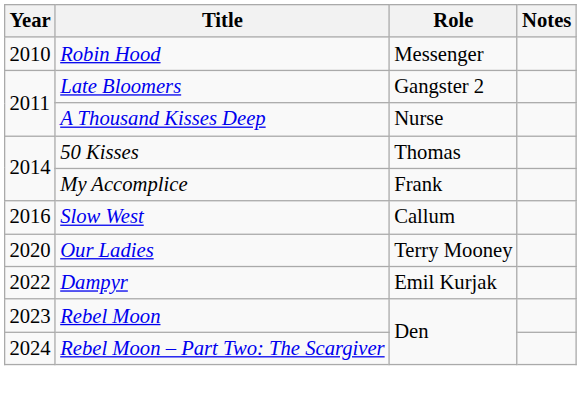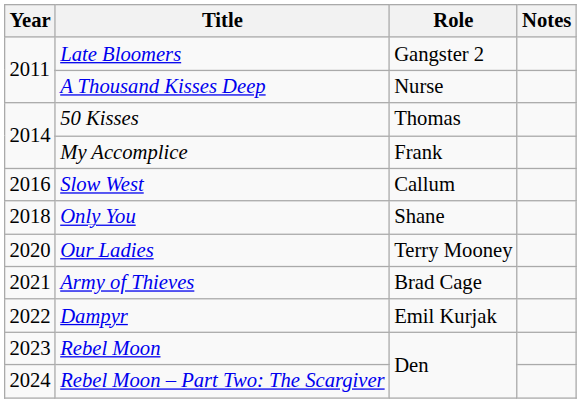- row: (110, 53)
+ row: (98, 217)
+ row: (127, 282)
